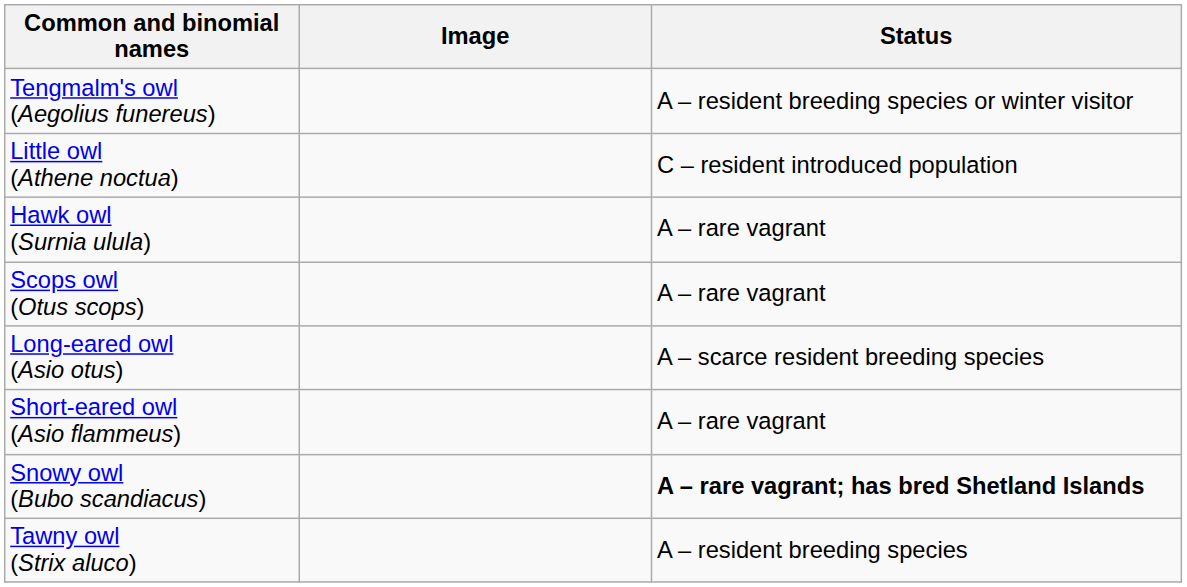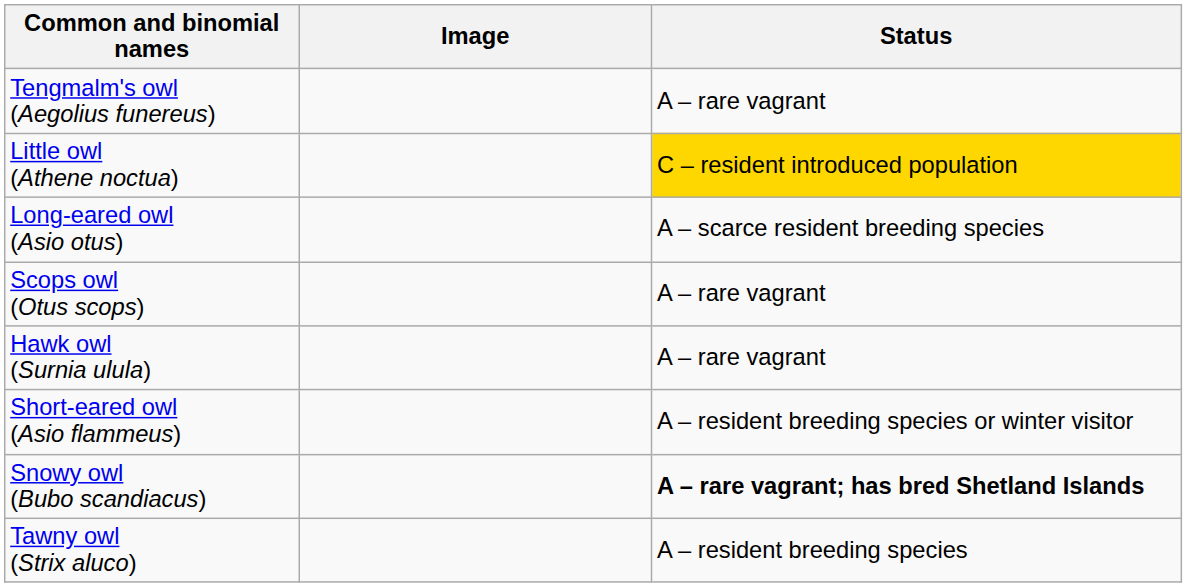(895, 100) A – resident breeding species or winter visitor -> (741, 100) A – rare vagrant
(837, 164) no background -> (837, 164) gold background
rows swapped: (81, 229) <-> (92, 357)
(741, 421) A – rare vagrant -> (895, 421) A – resident breeding species or winter visitor
